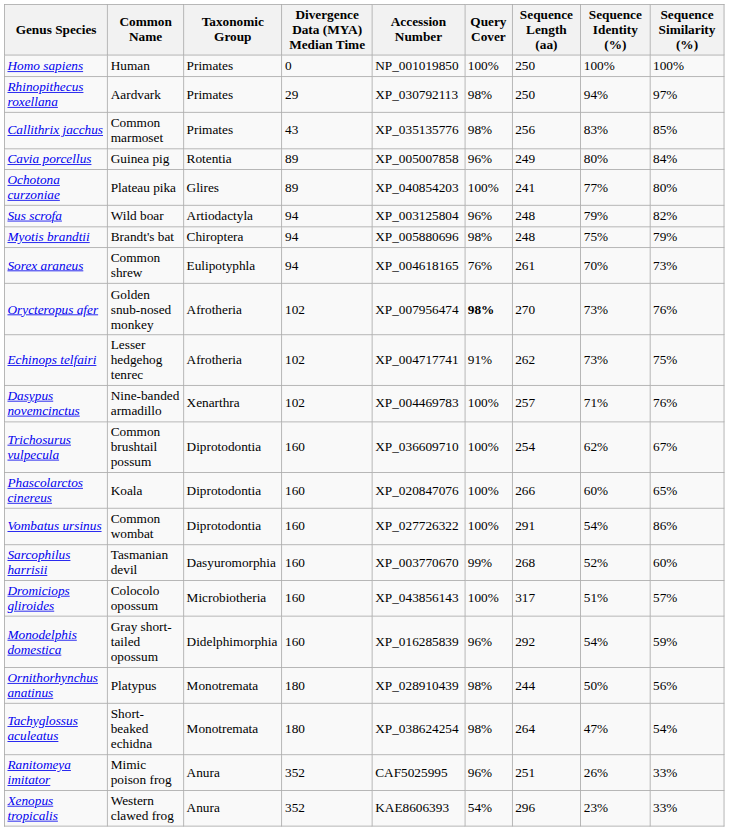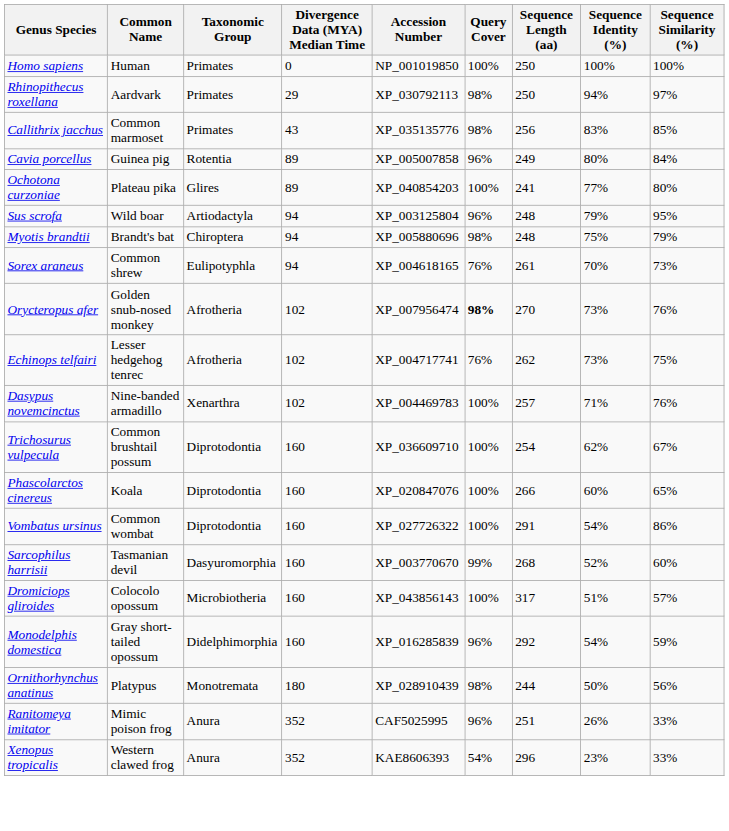(665, 216) 82% -> (665, 216) 95%
(480, 360) 91% -> (480, 360) 76%
- row: (43, 728)
